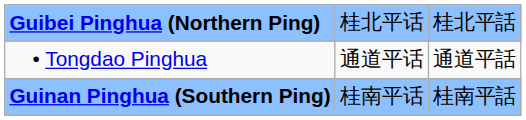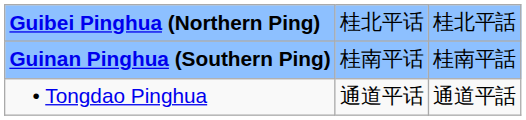rows swapped: (108, 59) <-> (170, 96)
